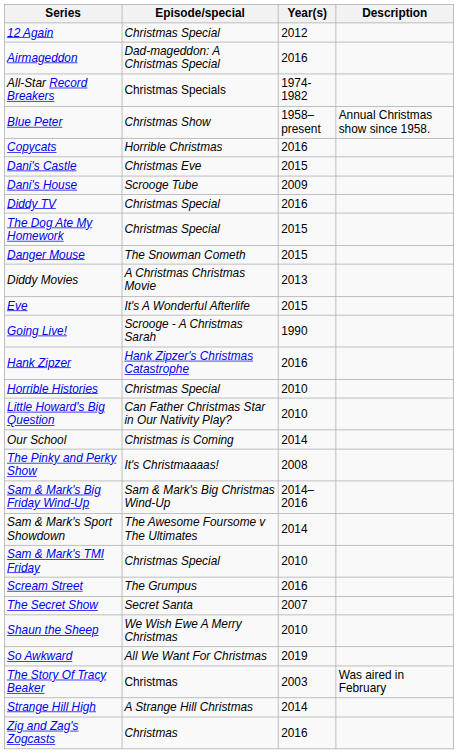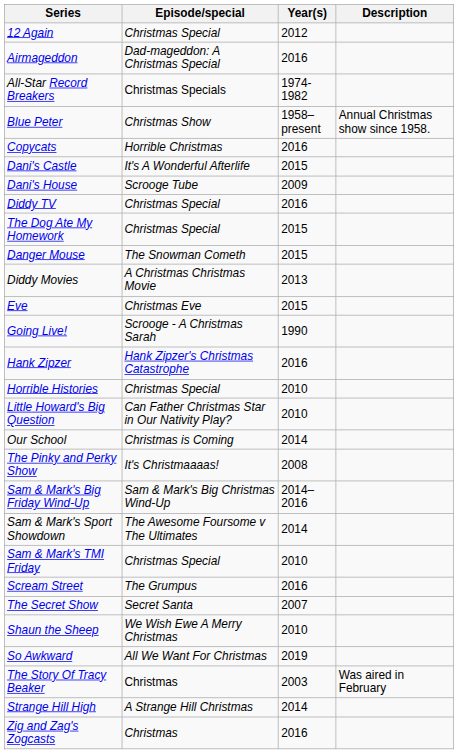(163, 166) Christmas Eve -> (187, 166) It's A Wonderful Afterlife
(187, 305) It's A Wonderful Afterlife -> (163, 305) Christmas Eve
